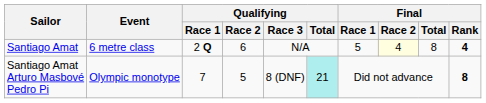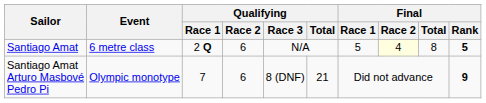(465, 48) 4 -> (465, 48) 5
(243, 77) 5 -> (243, 77) 6
(322, 77) paleturquoise background -> (322, 77) no background
(465, 77) 8 -> (465, 77) 9
